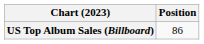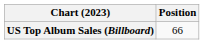(178, 30) 86 -> (178, 30) 66
